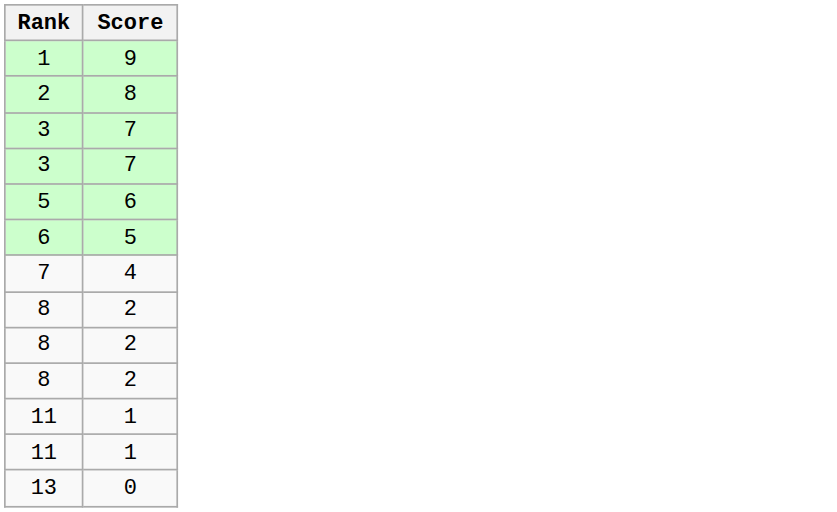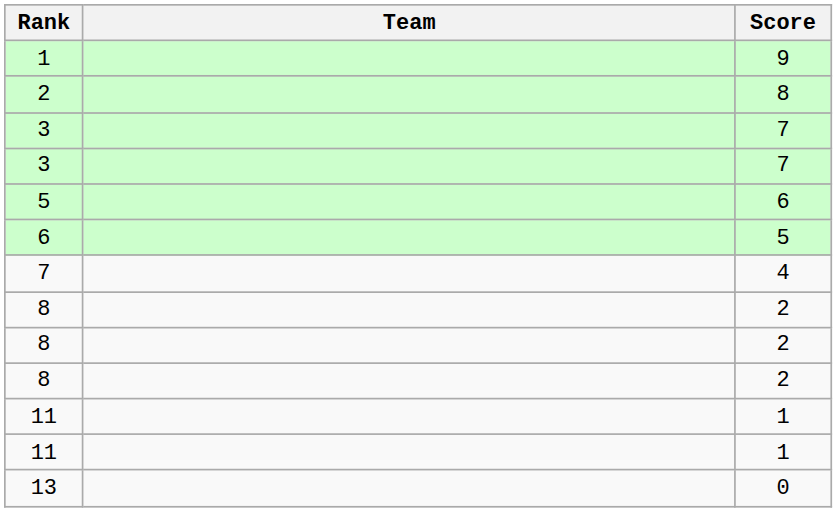+ column: (409, 23)
